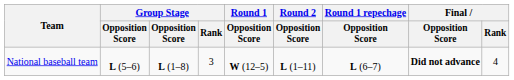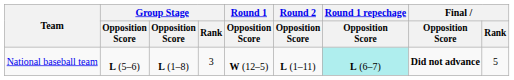(365, 67) no background -> (365, 67) paleturquoise background
(495, 61) 4 -> (495, 61) 5
